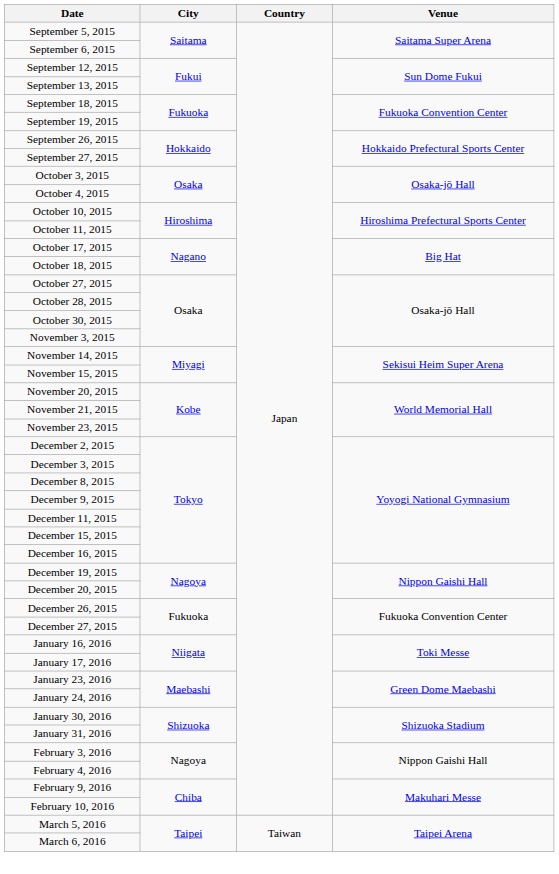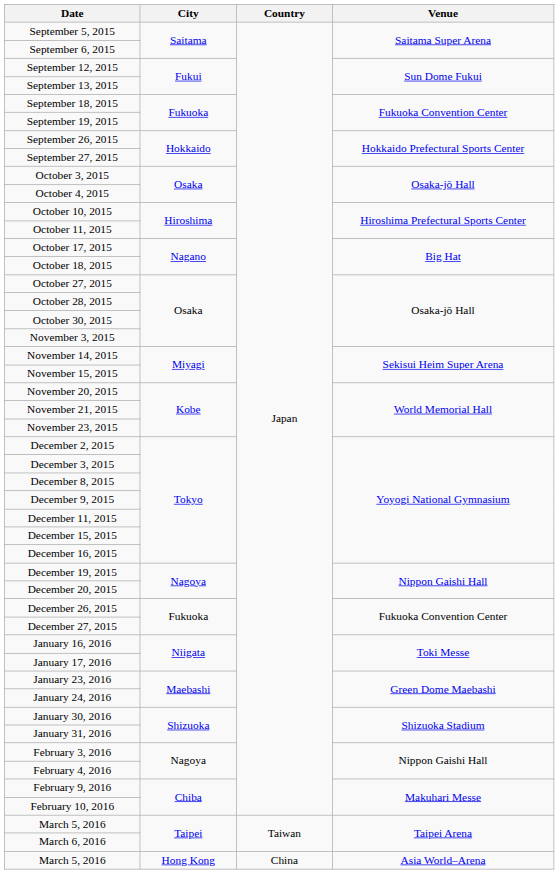+ row: (72, 860)
